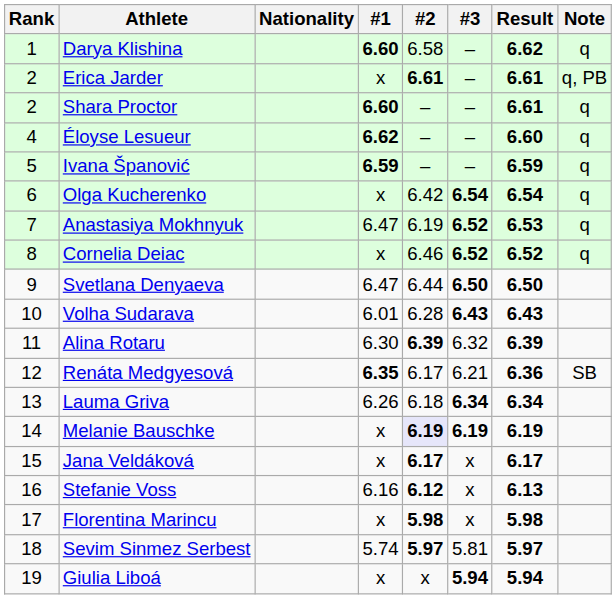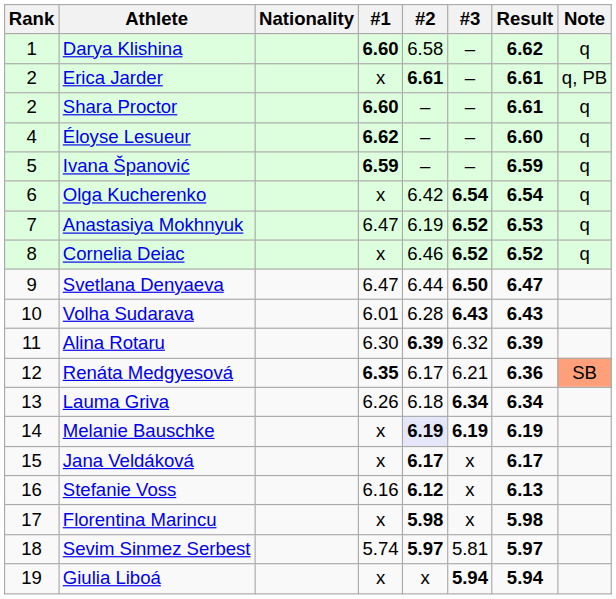(525, 284) 6.50 -> (525, 284) 6.47
(585, 372) no background -> (585, 372) lightsalmon background
